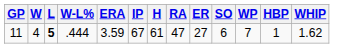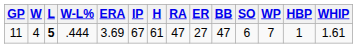+ column: (224, 14)
(112, 33) 3.59 -> (112, 33) 3.69
(310, 33) 1.62 -> (334, 33) 1.61
